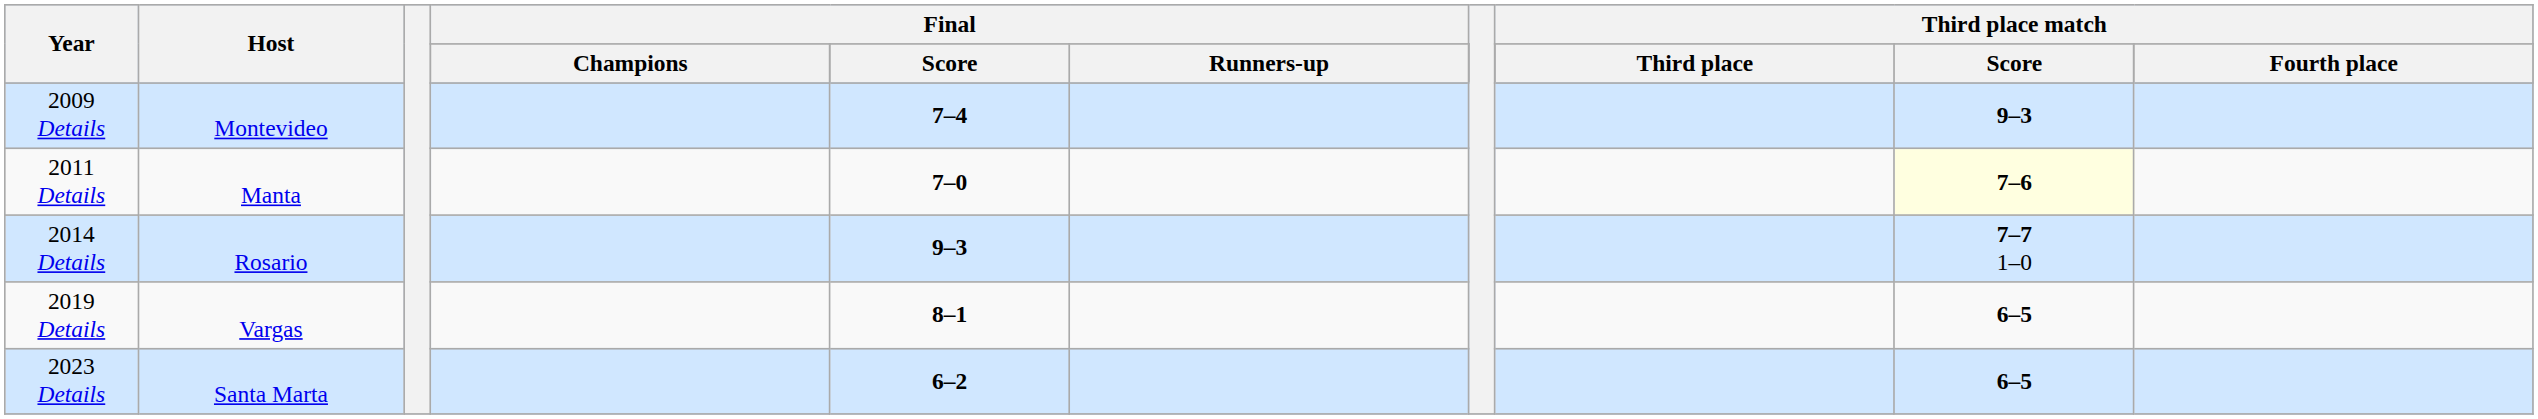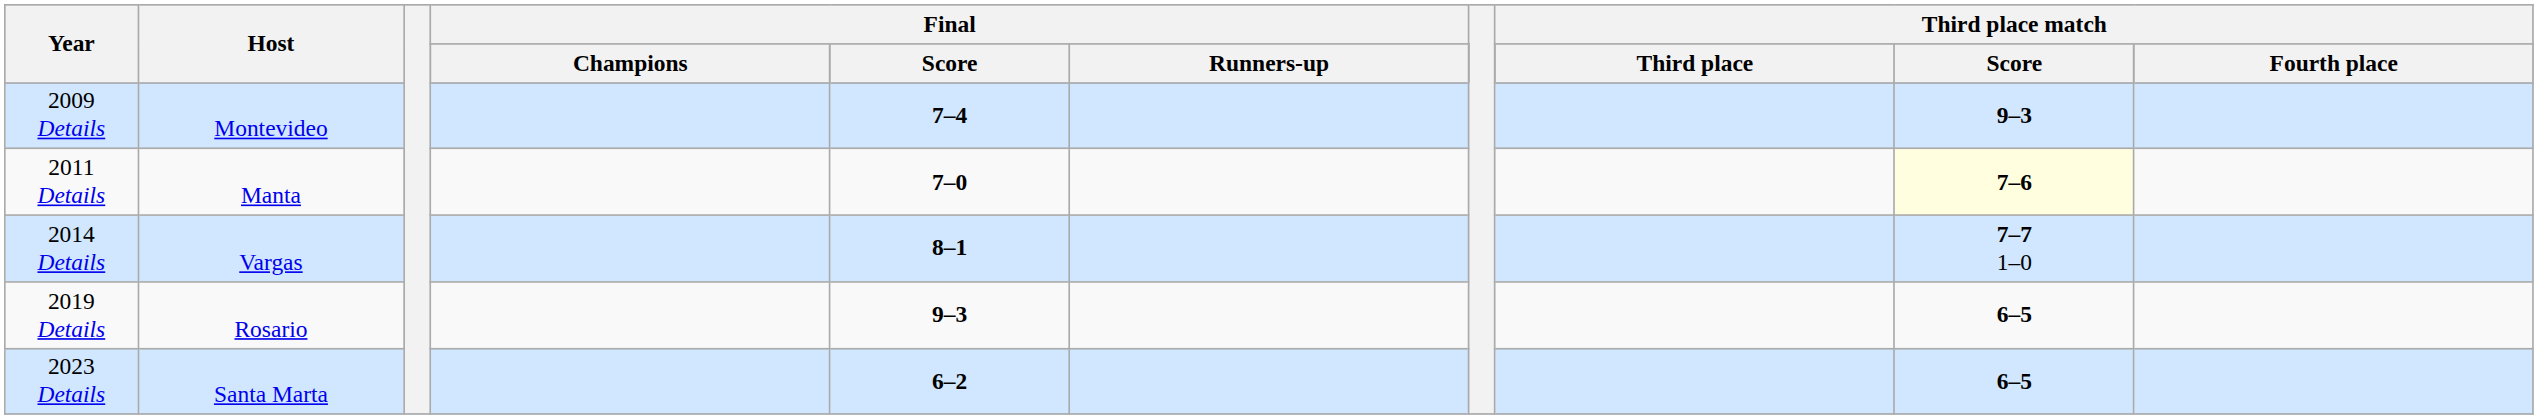(271, 262) Rosario -> (271, 262) Vargas
(950, 248) 9–3 -> (950, 248) 8–1
(271, 328) Vargas -> (271, 328) Rosario
(950, 314) 8–1 -> (950, 314) 9–3
